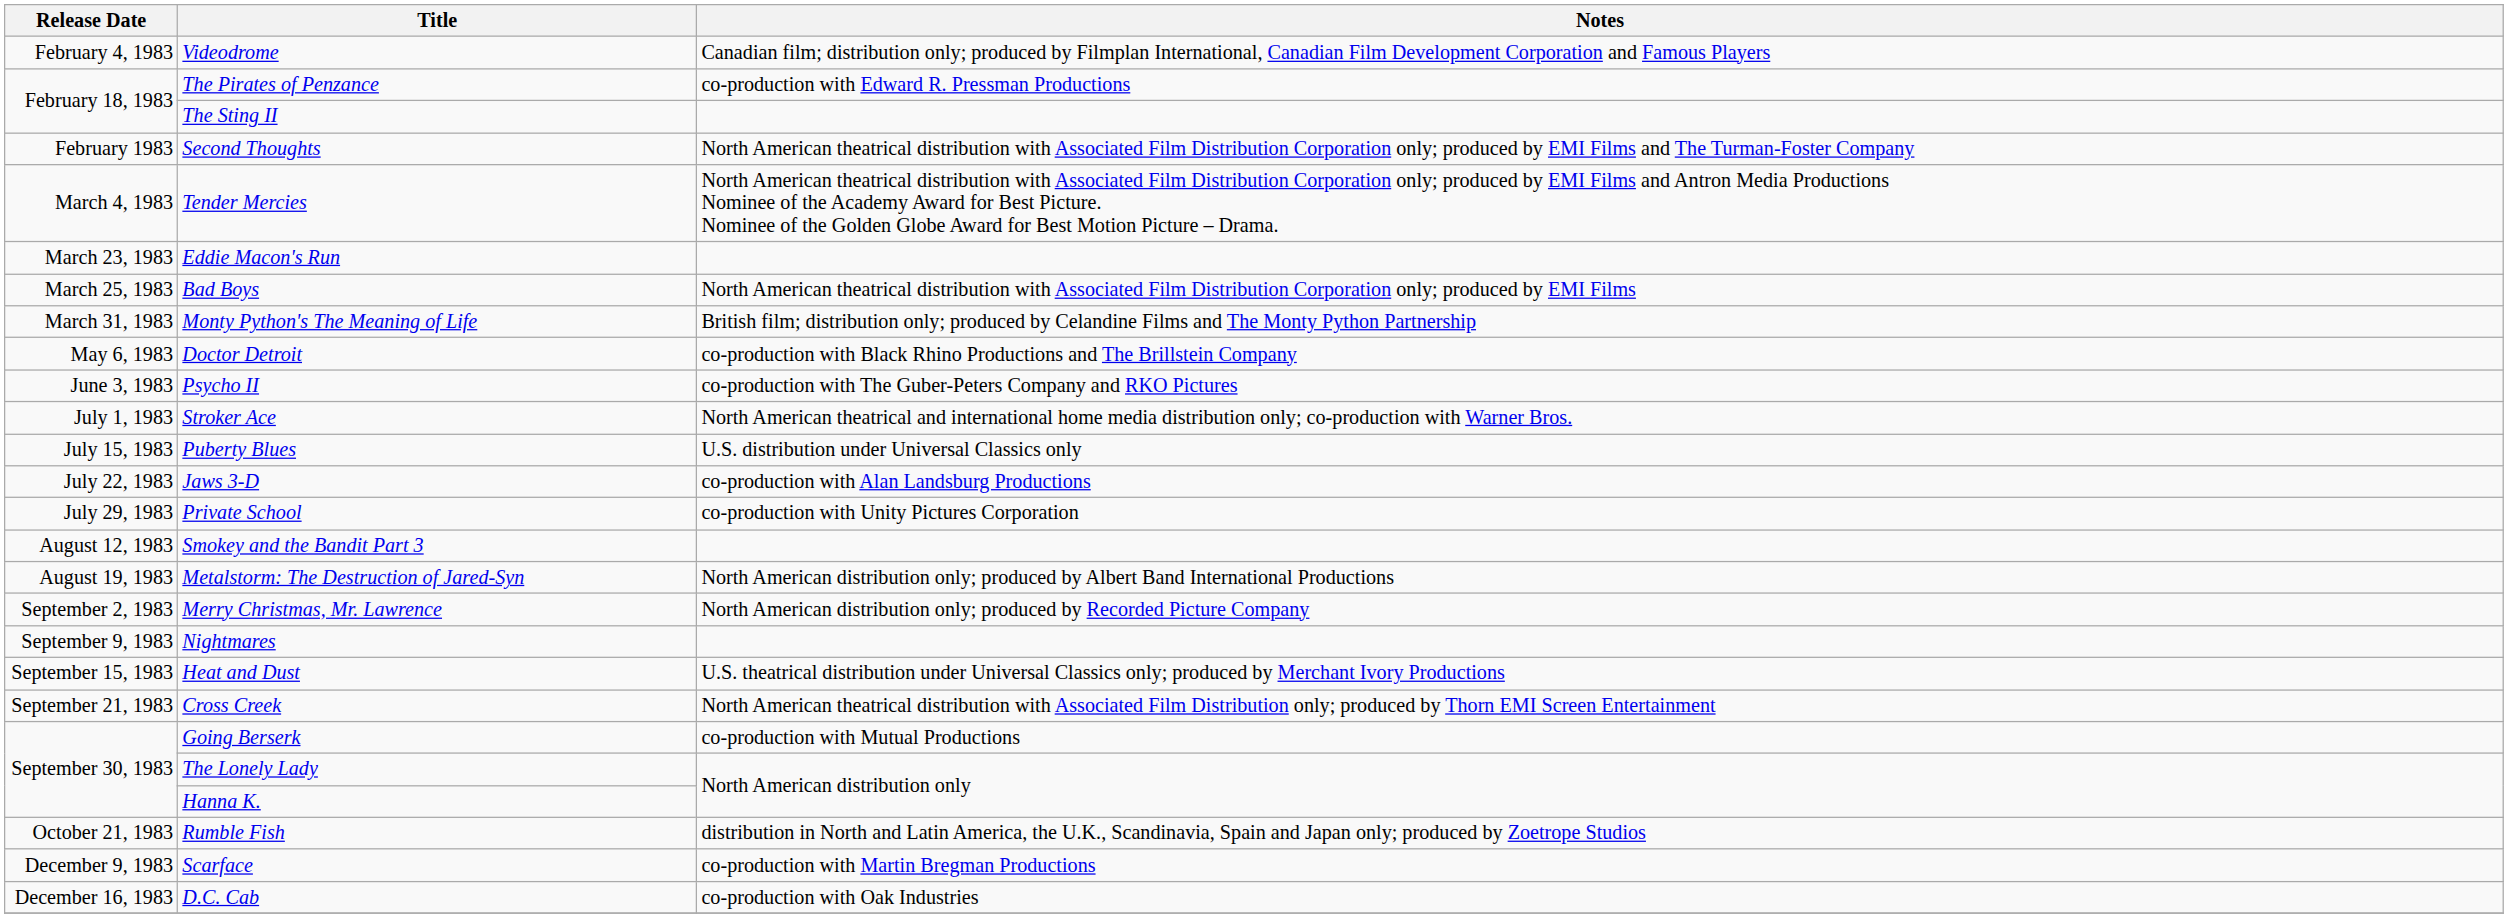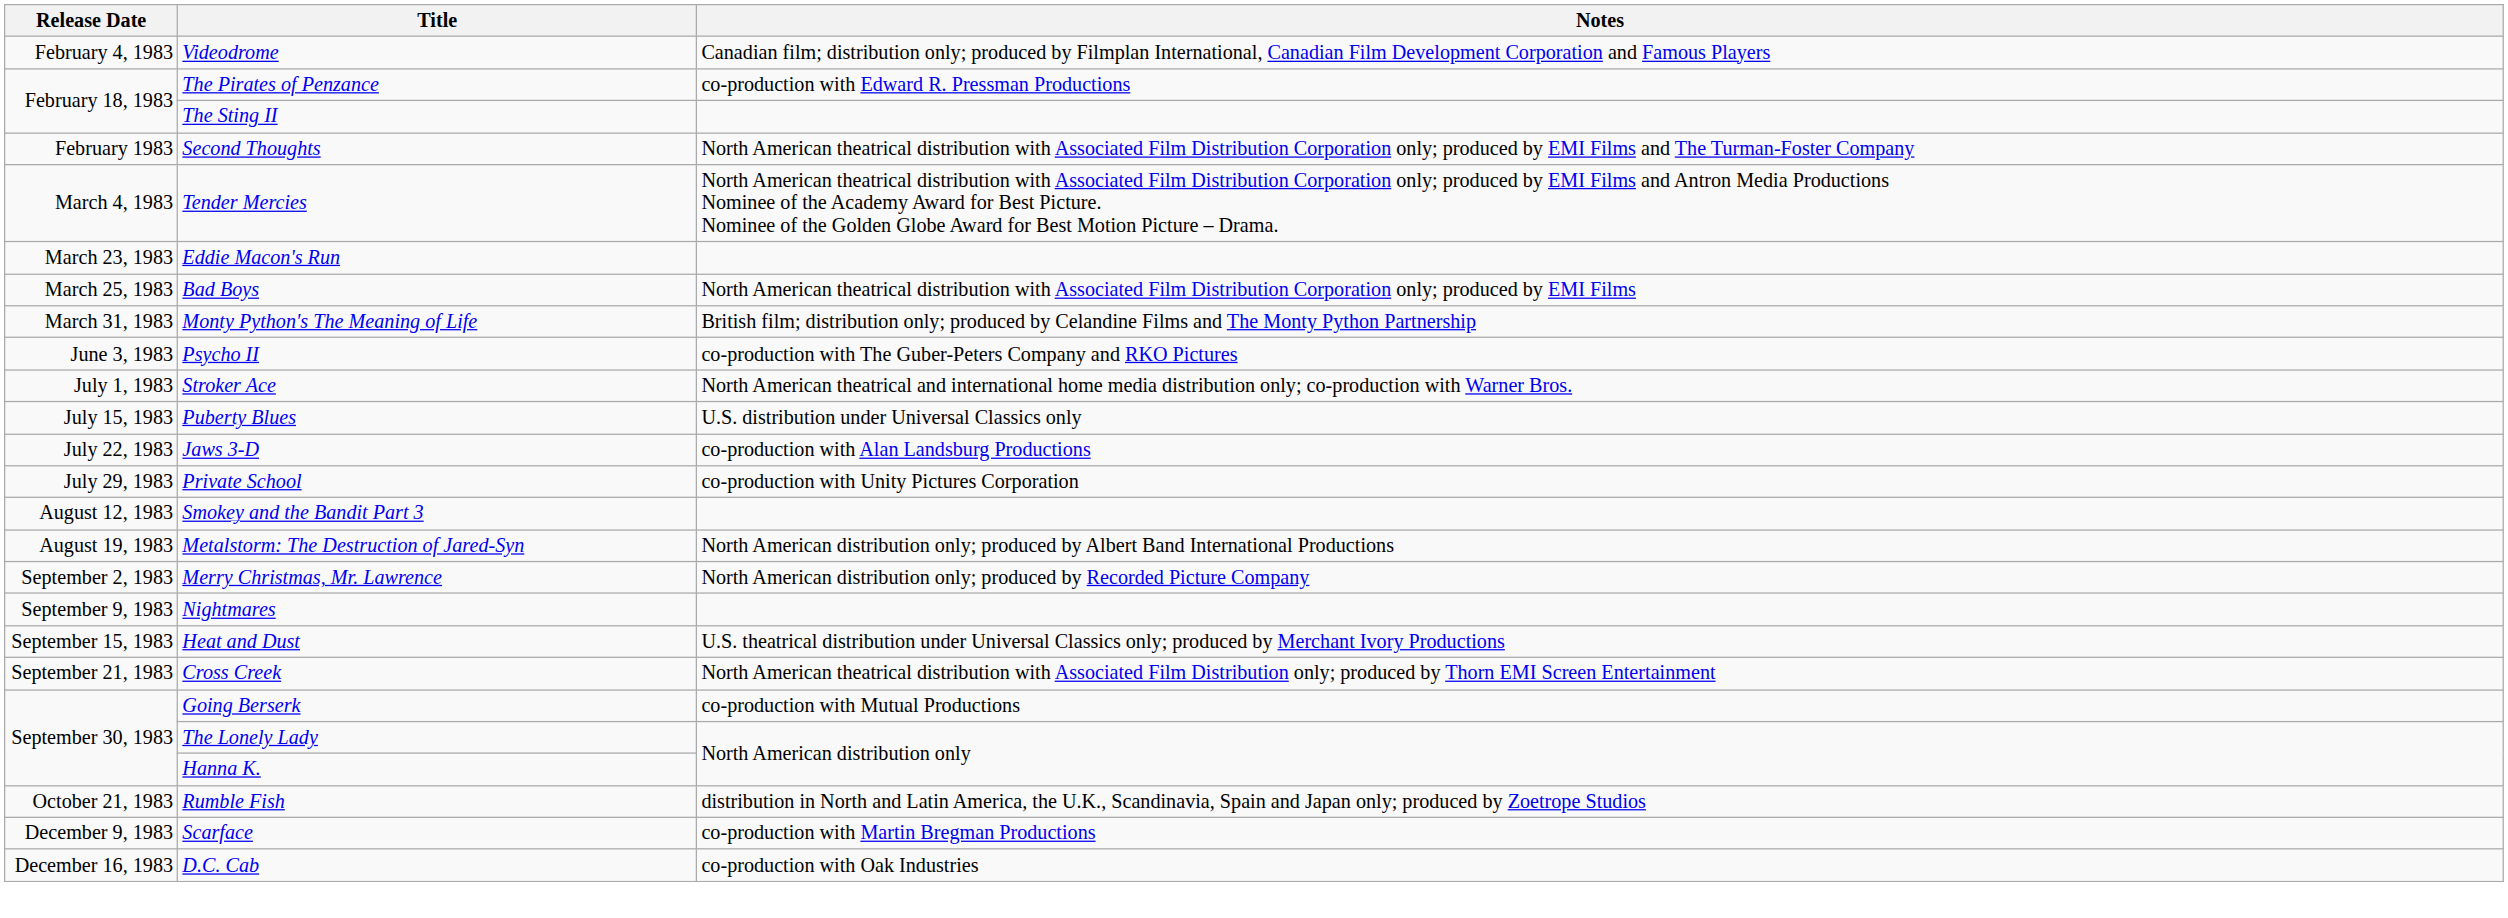- row: (242, 353)
